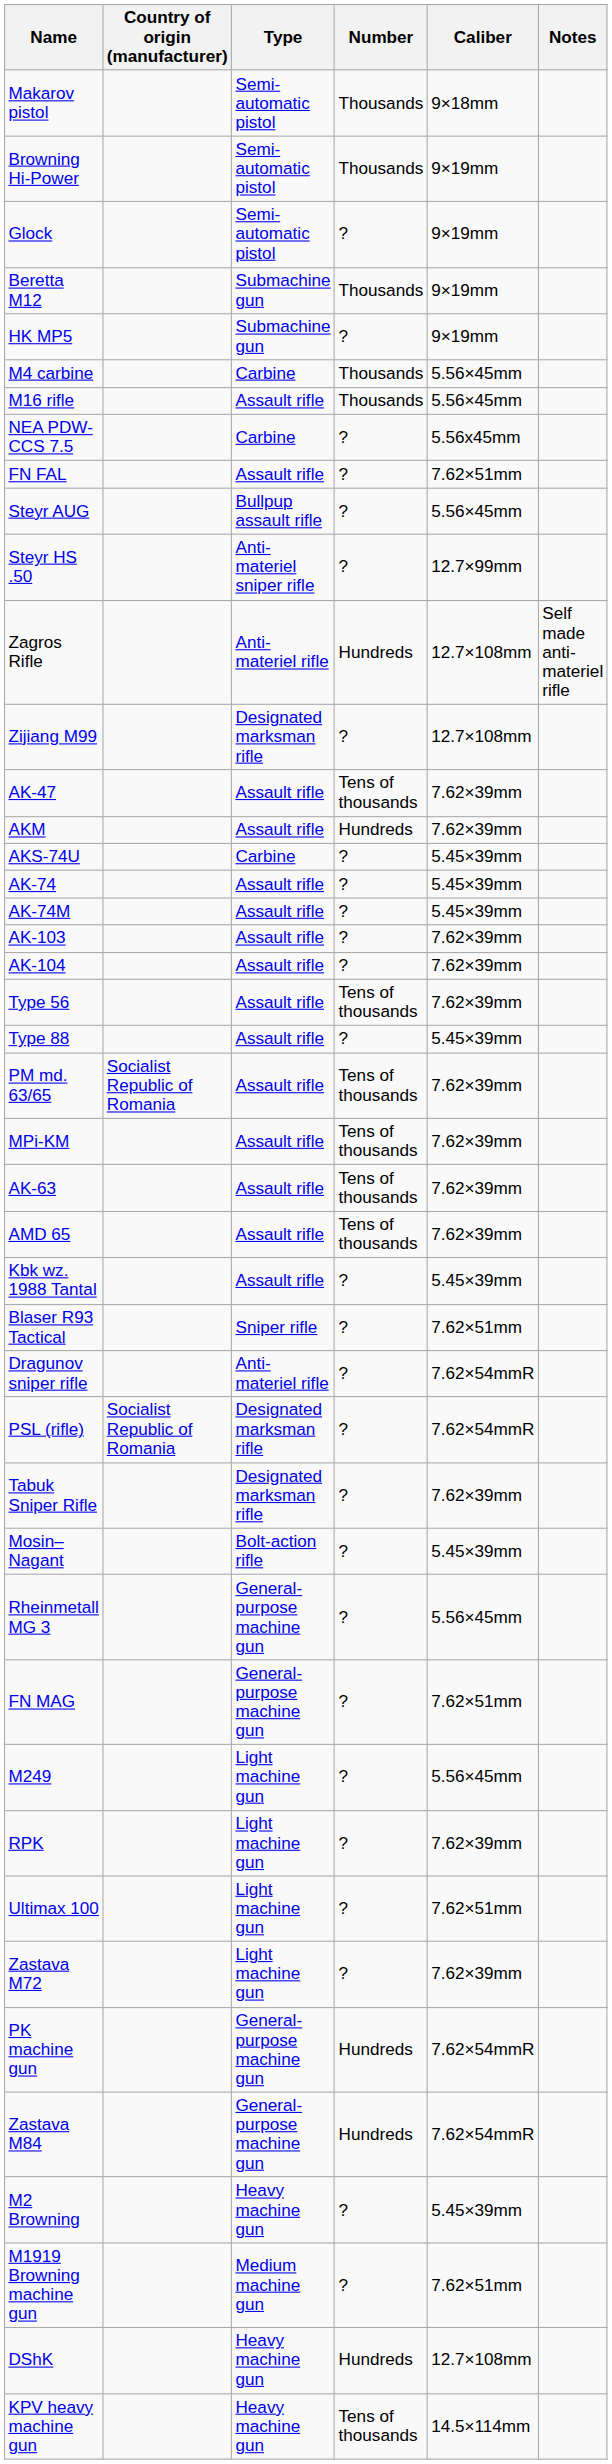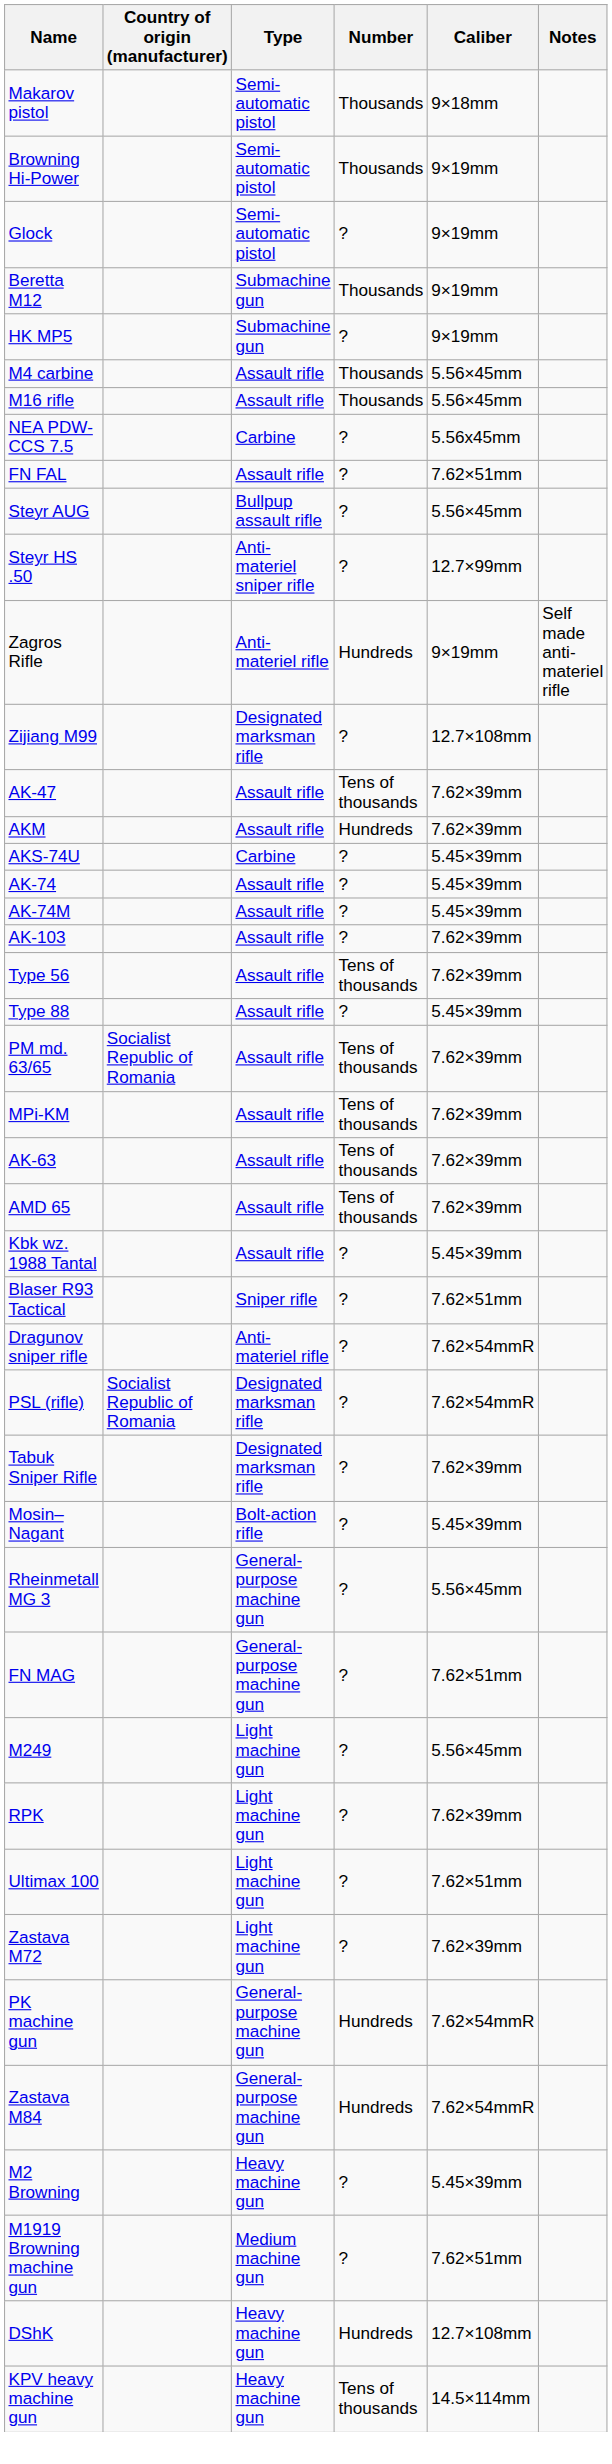(265, 373) Carbine -> (280, 373) Assault rifle
(481, 652) 12.7×108mm -> (465, 652) 9×19mm
- row: (37, 965)
